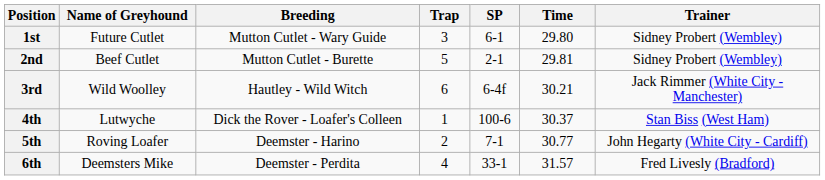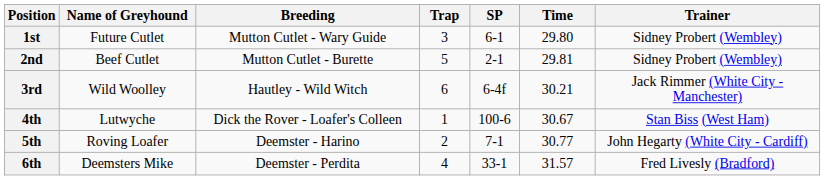(557, 119) 30.37 -> (557, 119) 30.67
